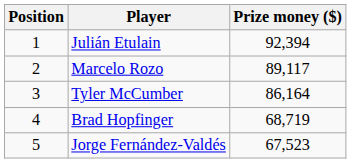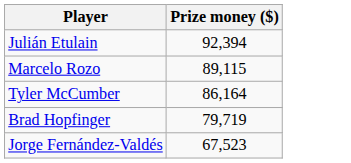- column: (36, 17)
(288, 68) 89,117 -> (224, 68) 89,115
(288, 119) 68,719 -> (224, 119) 79,719
